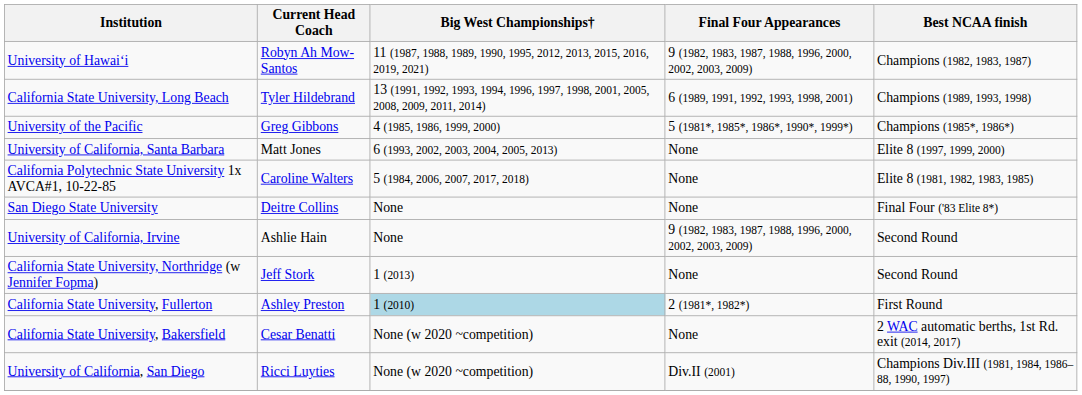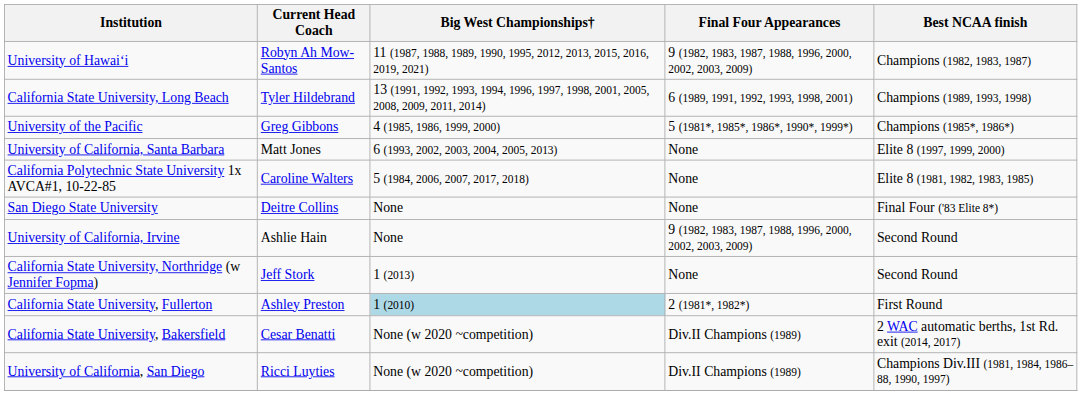(683, 334) None -> (735, 334) Div.II Champions (1989)
(702, 371) Div.II (2001) -> (735, 371) Div.II Champions (1989)
